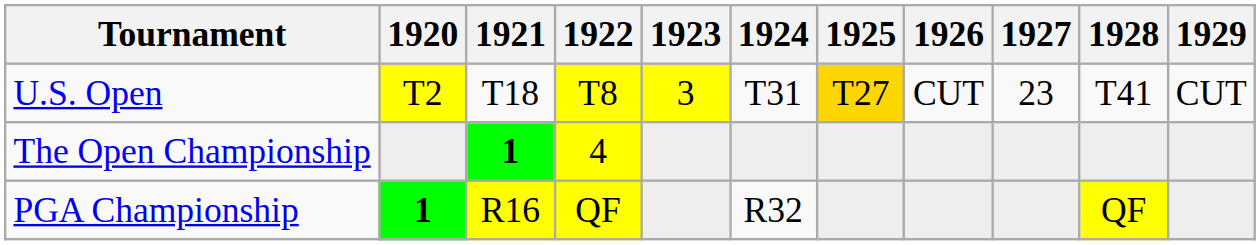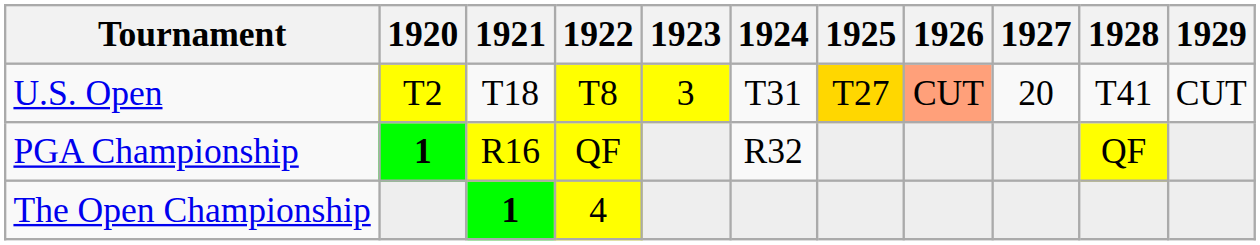(948, 92) no background -> (948, 92) lightsalmon background
(1036, 92) 23 -> (1036, 92) 20
rows swapped: (192, 151) <-> (156, 209)
